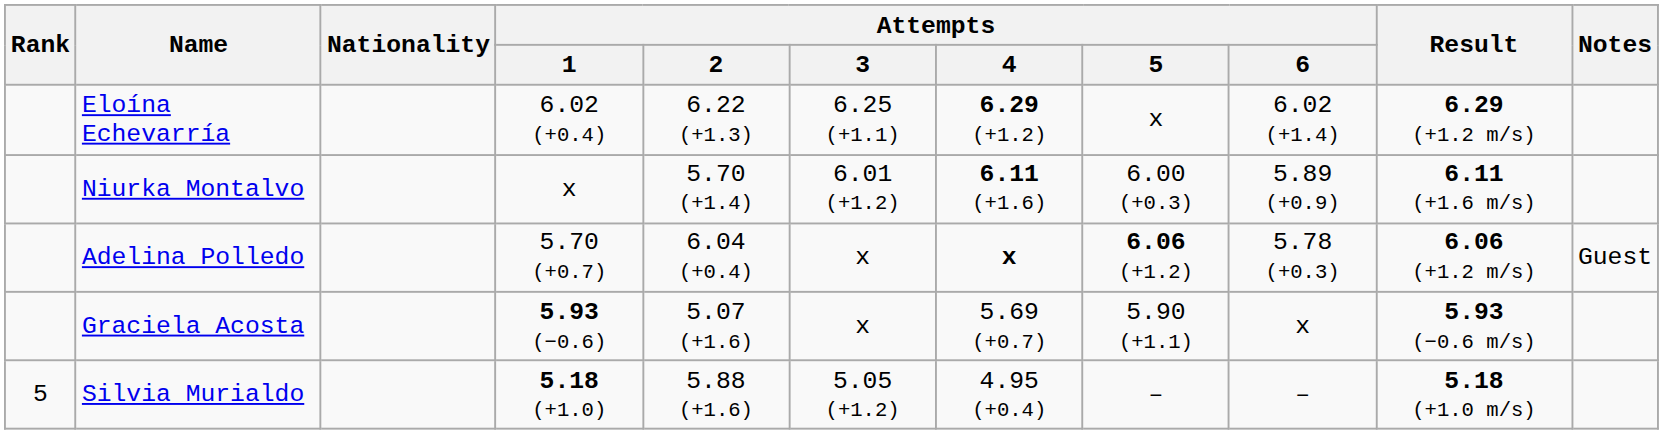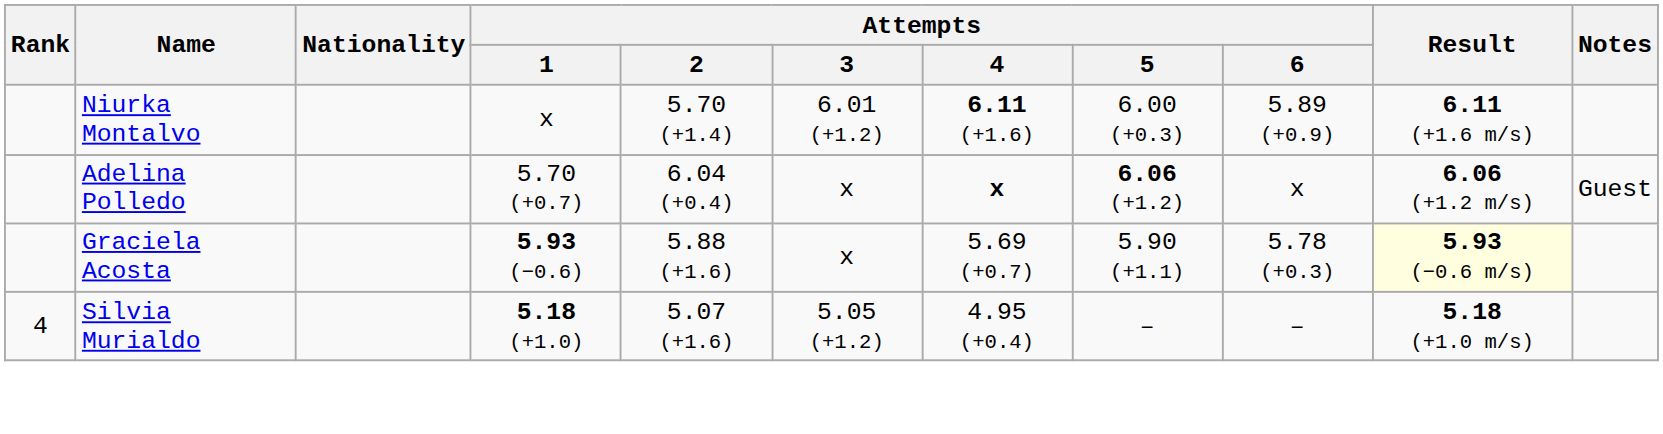- row: (156, 120)
(1303, 256) 5.78 (+0.3) -> (1297, 189) x
(716, 325) 5.07 (+1.6) -> (697, 256) 5.88 (+1.6)
(1303, 326) x -> (1297, 256) 5.78 (+0.3)
(1474, 325) no background -> (1472, 256) lightyellow background
(40, 395) 5 -> (40, 326) 4
(716, 394) 5.88 (+1.6) -> (697, 325) 5.07 (+1.6)
